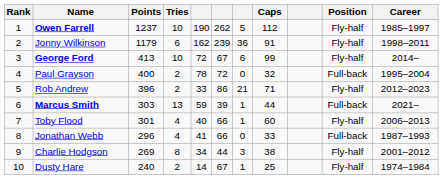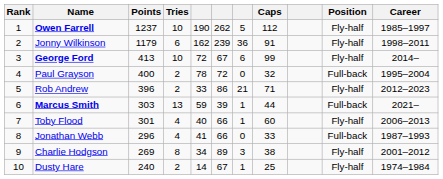(222, 151) 44 -> (222, 151) 89
